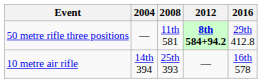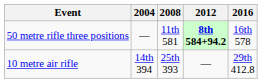(243, 35) 29th 412.8 -> (243, 35) 16th 578
(243, 64) 16th 578 -> (243, 64) 29th 412.8
